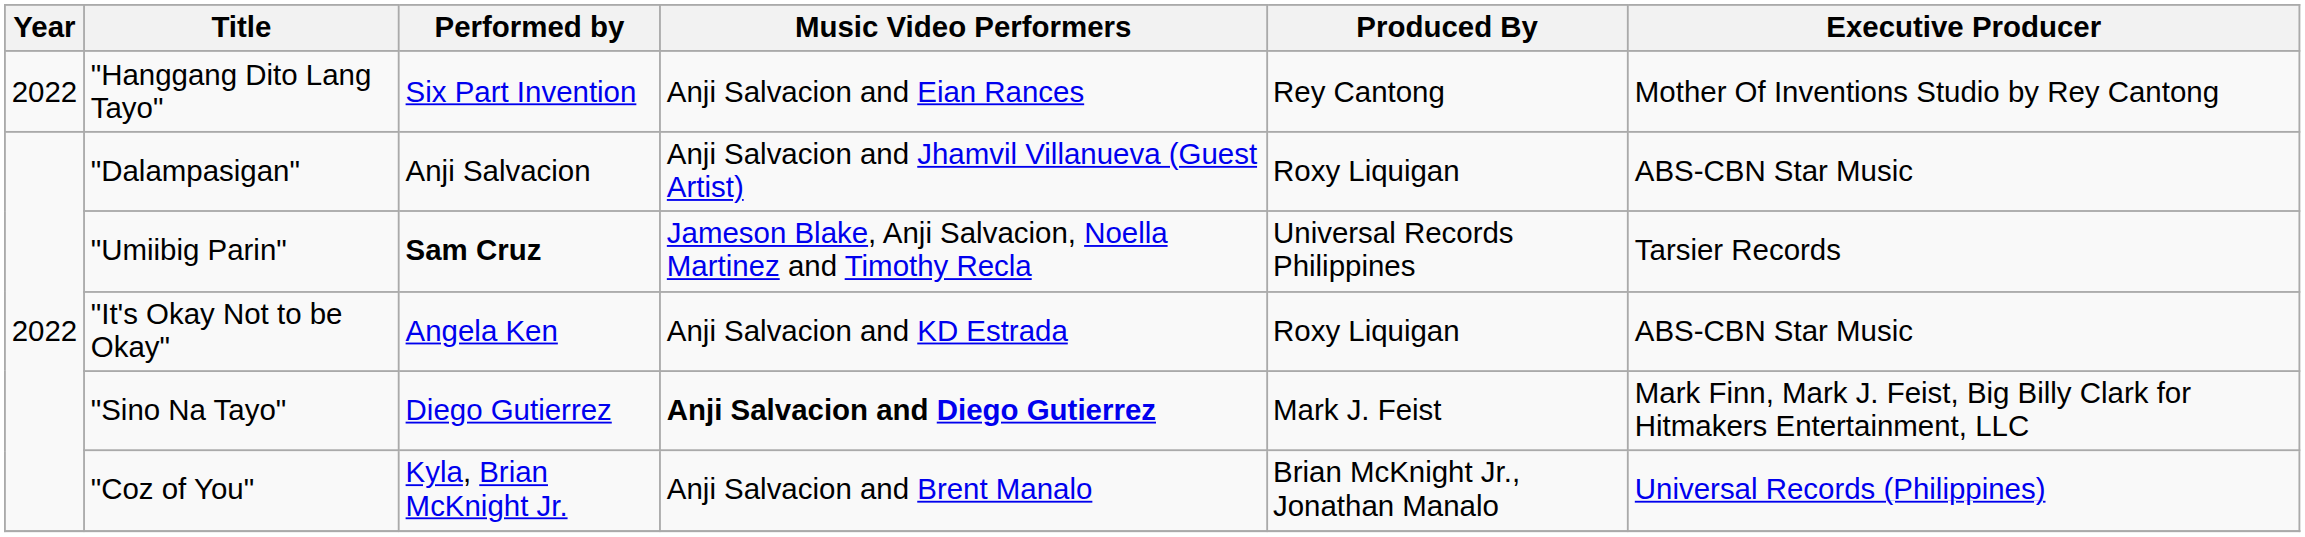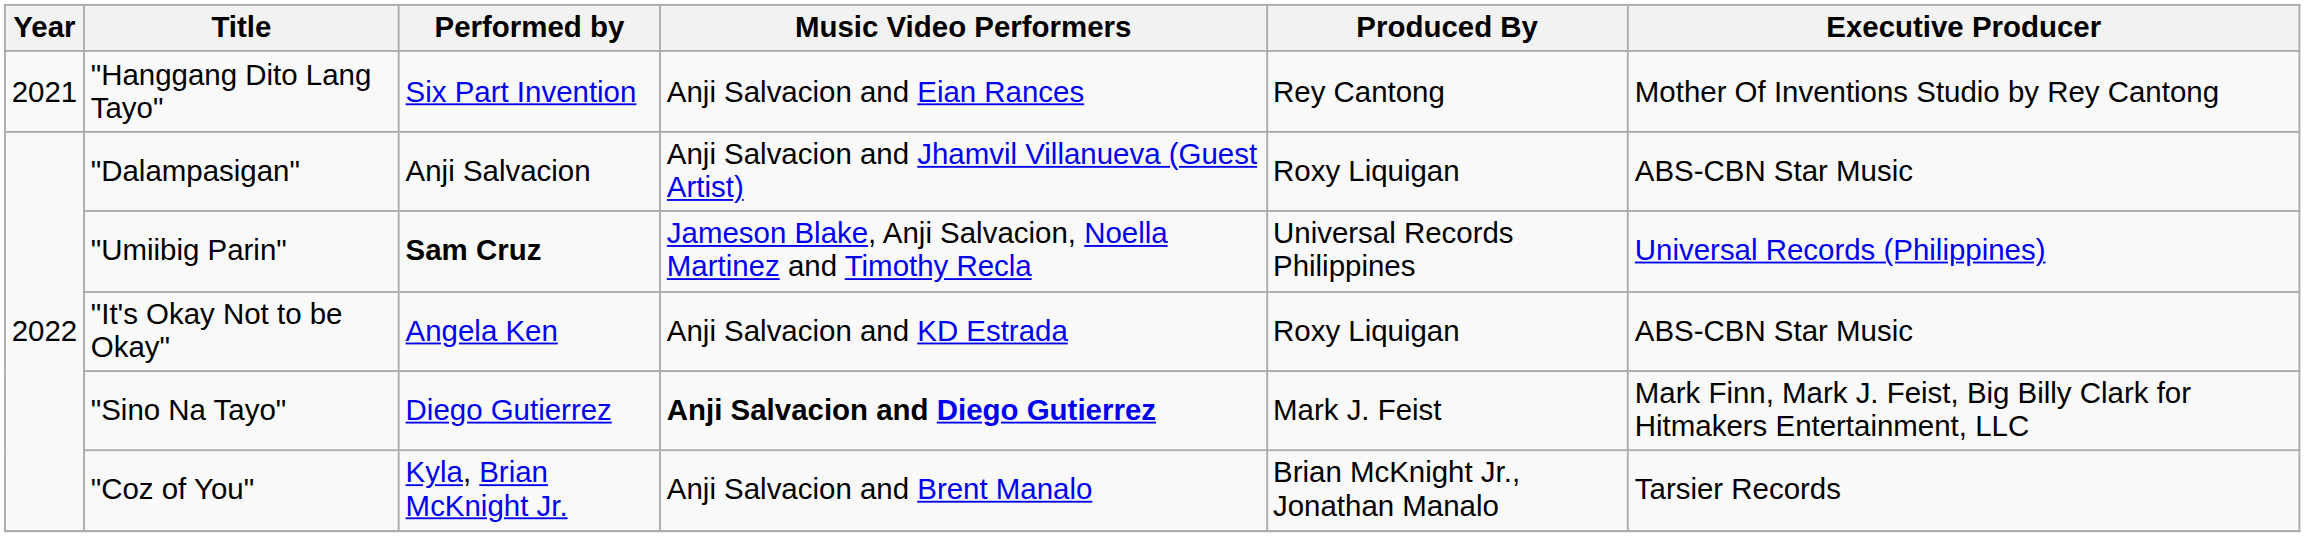(44, 91) 2022 -> (44, 91) 2021
(1738, 250) Tarsier Records -> (1840, 250) Universal Records (Philippines)
(1840, 490) Universal Records (Philippines) -> (1738, 490) Tarsier Records
